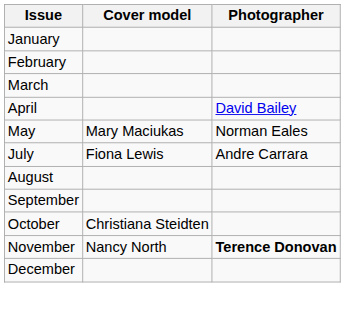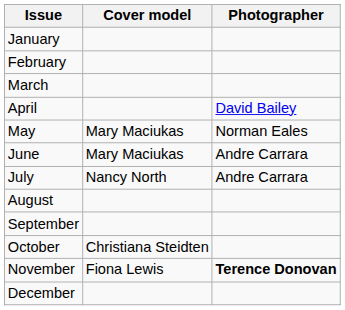+ row: (24, 154)
(125, 154) Fiona Lewis -> (126, 177) Nancy North
(126, 246) Nancy North -> (125, 270) Fiona Lewis
